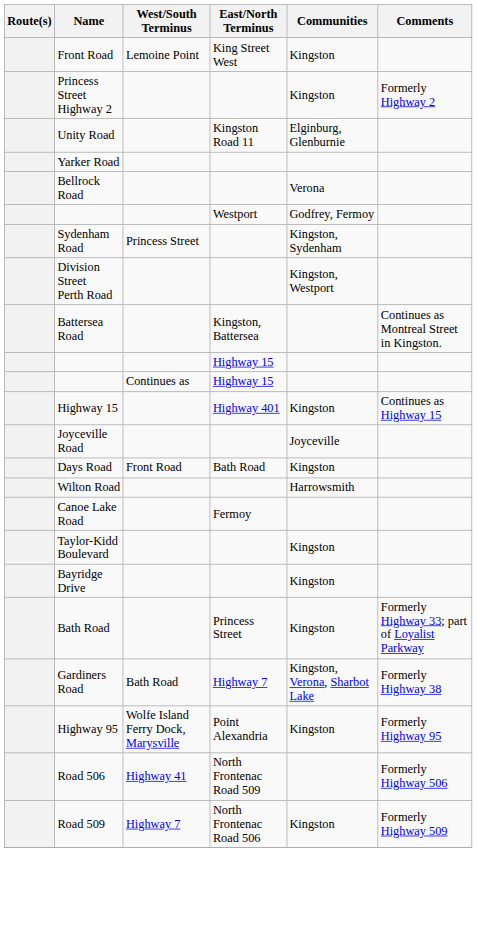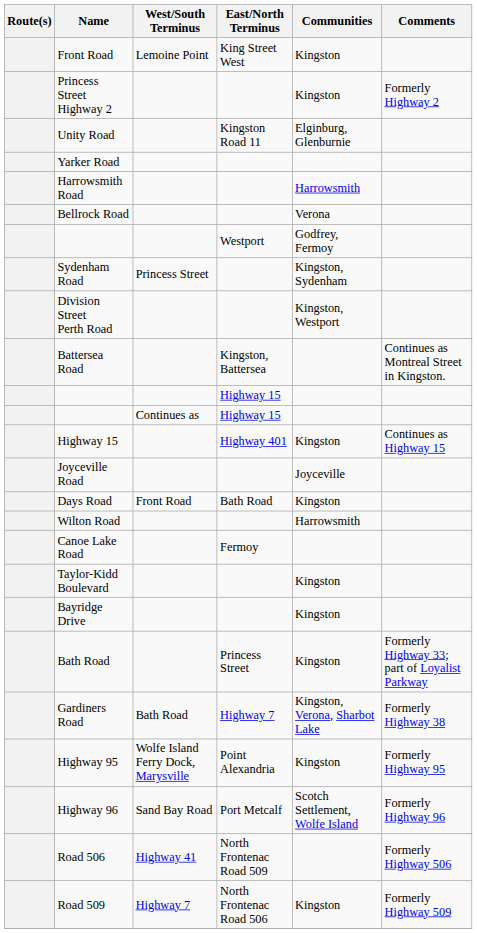+ row: (90, 188)
+ row: (88, 810)
